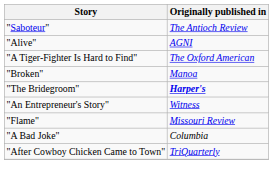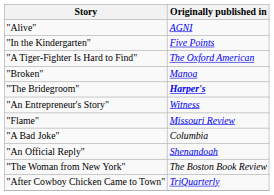- row: (28, 27)
+ row: (49, 43)
+ row: (46, 151)
+ row: (66, 167)
